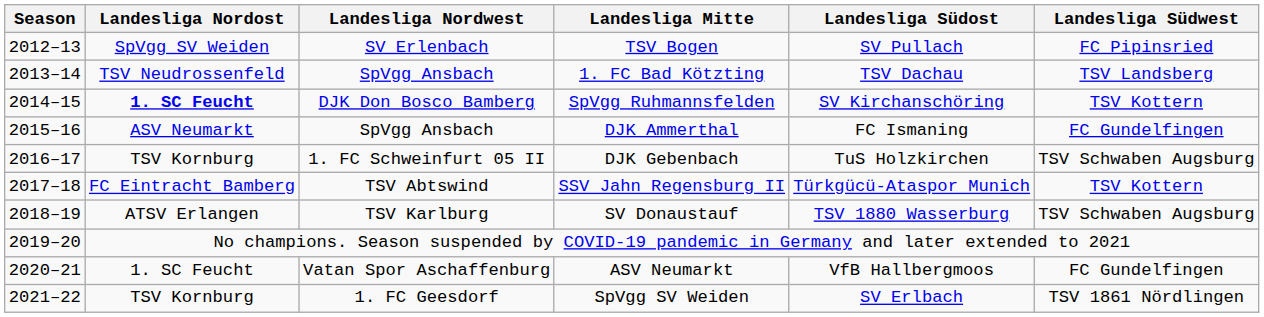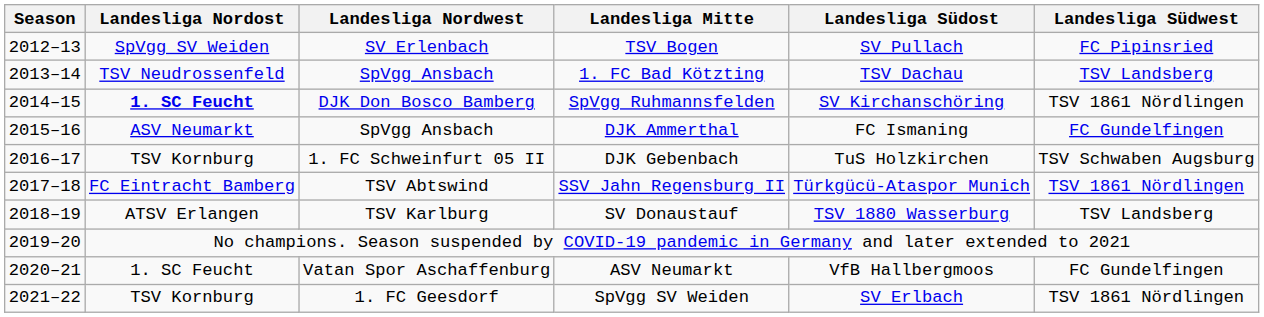(1146, 103) TSV Kottern -> (1146, 103) TSV 1861 Nördlingen
(1146, 186) TSV Kottern -> (1146, 186) TSV 1861 Nördlingen
(1146, 214) TSV Schwaben Augsburg -> (1146, 214) TSV Landsberg
